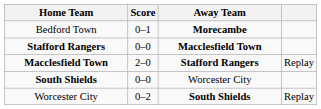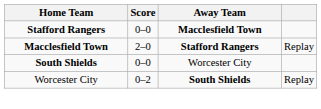- row: (66, 29)
